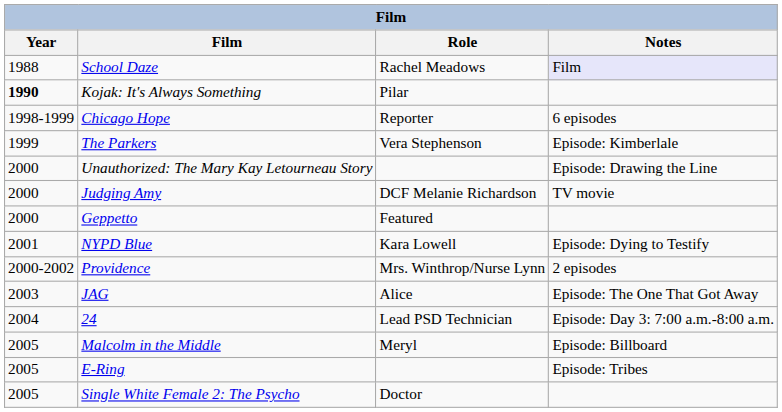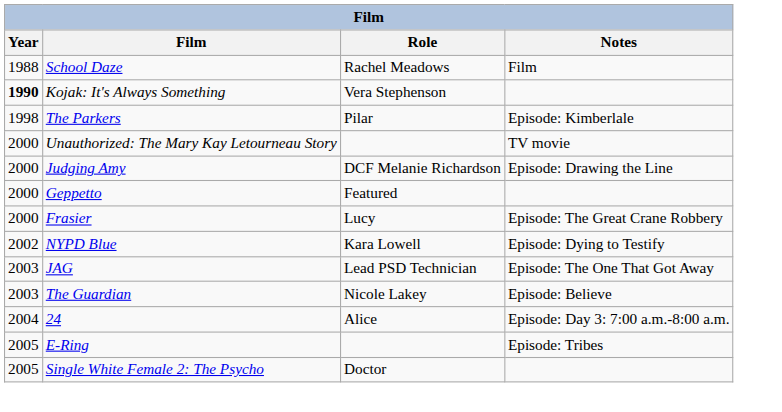(567, 67) lavender background -> (522, 67) no background
(394, 93) Pilar -> (395, 93) Vera Stephenson
- row: (126, 118)
(23, 143) 1999 -> (23, 118) 1998
(431, 143) Vera Stephenson -> (358, 118) Pilar
(635, 168) Episode: Drawing the Line -> (539, 143) TV movie
(583, 193) TV movie -> (590, 168) Episode: Drawing the Line
+ row: (69, 218)
(23, 244) 2001 -> (23, 244) 2002
- row: (116, 269)
(396, 294) Alice -> (410, 269) Lead PSD Technician
+ row: (89, 294)
(446, 319) Lead PSD Technician -> (361, 319) Alice
- row: (151, 344)
